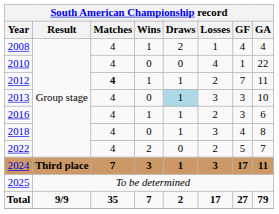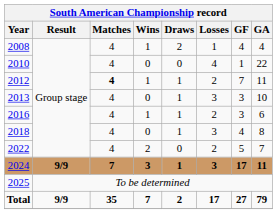(181, 98) lightblue background -> (179, 98) no background
(62, 166) Third place -> (61, 166) 9/9
